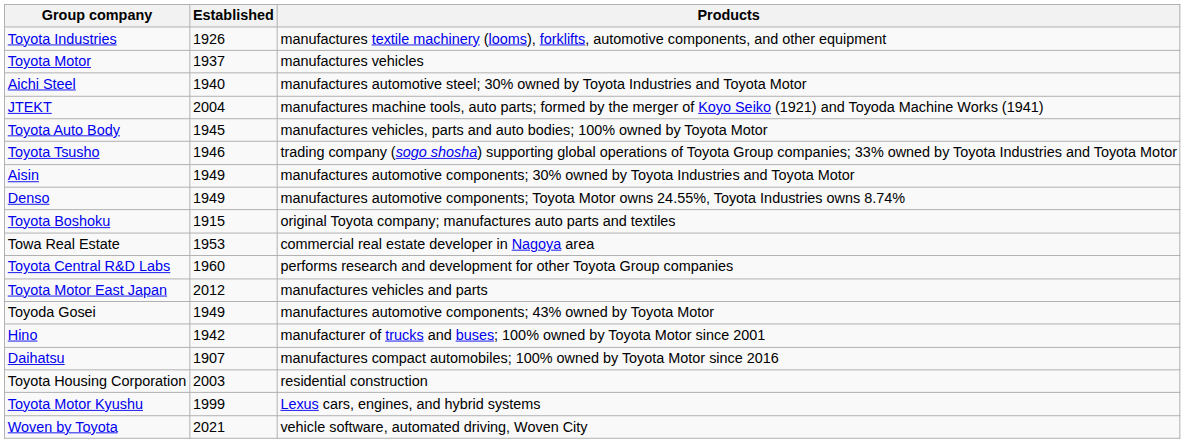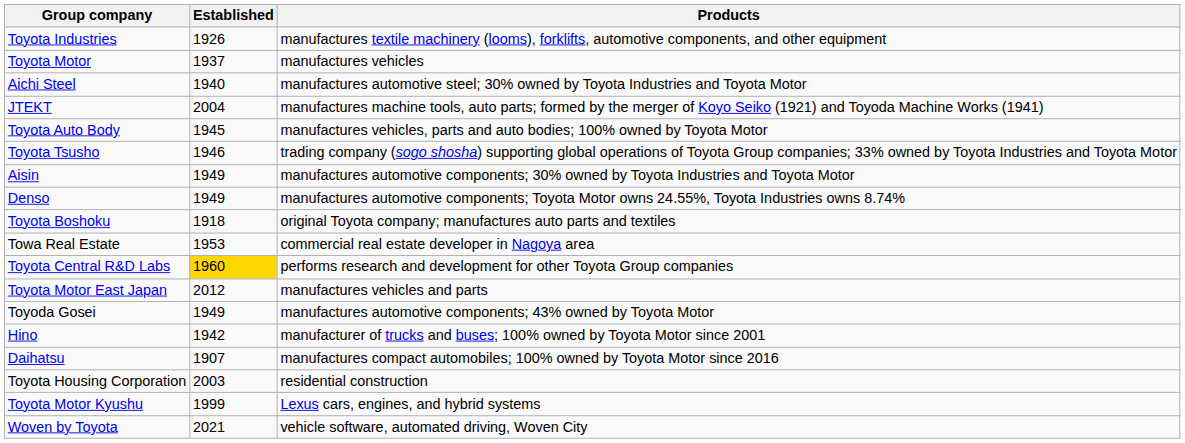(209, 221) 1915 -> (209, 221) 1918
(209, 267) no background -> (209, 267) gold background
